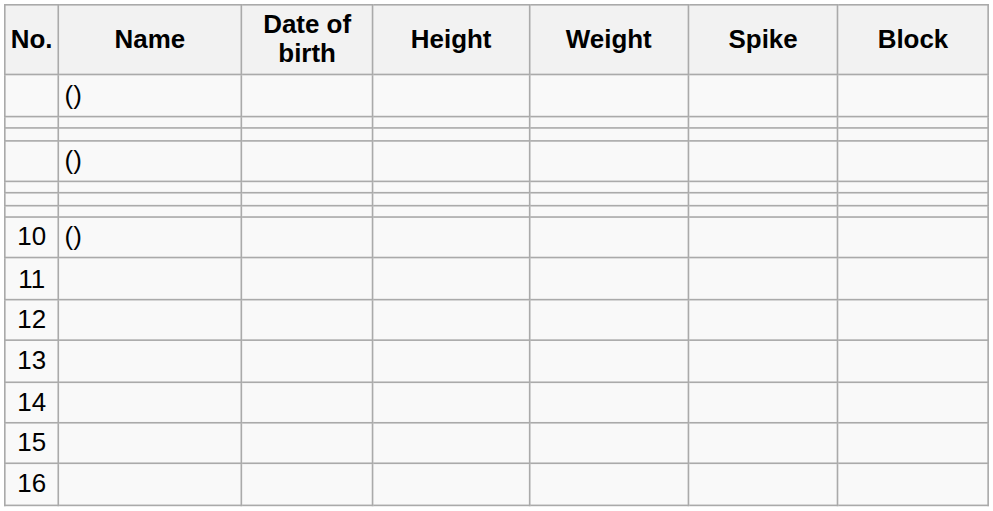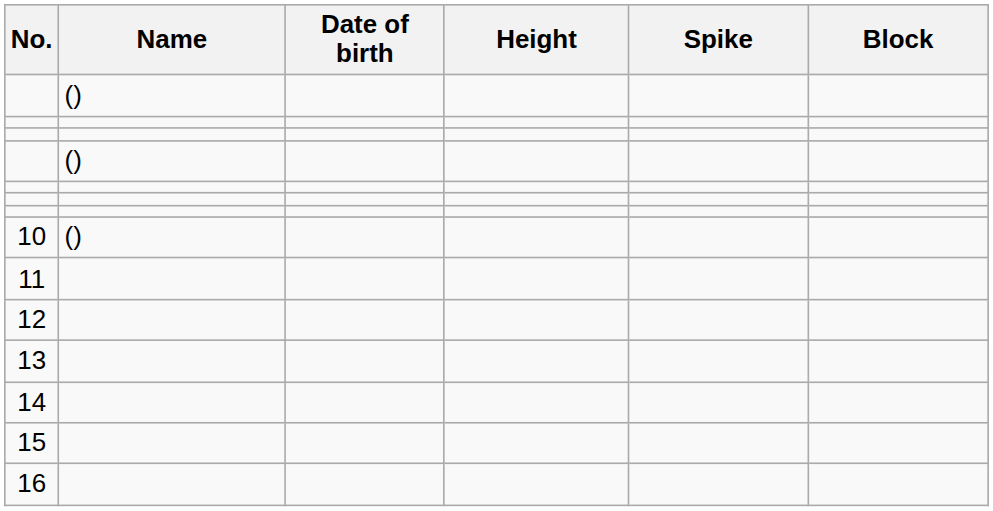- column: (609, 39)
